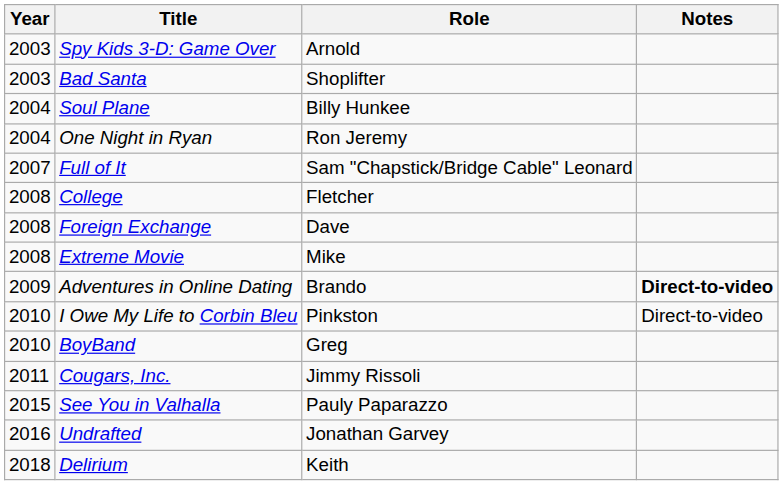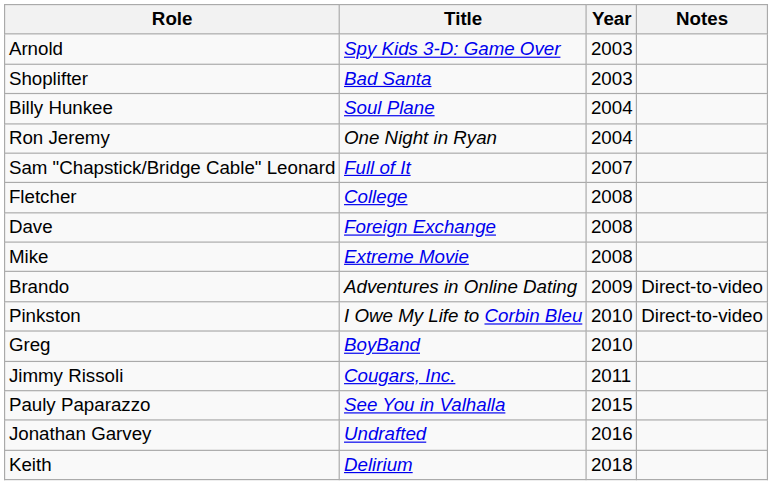columns swapped: (30, 19) <-> (469, 19)
(707, 286) bold -> (702, 286) normal
